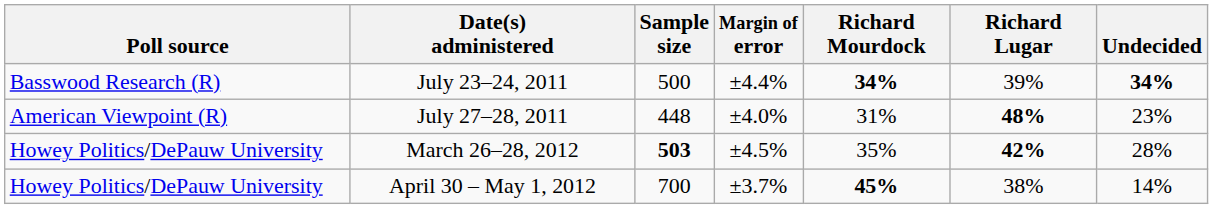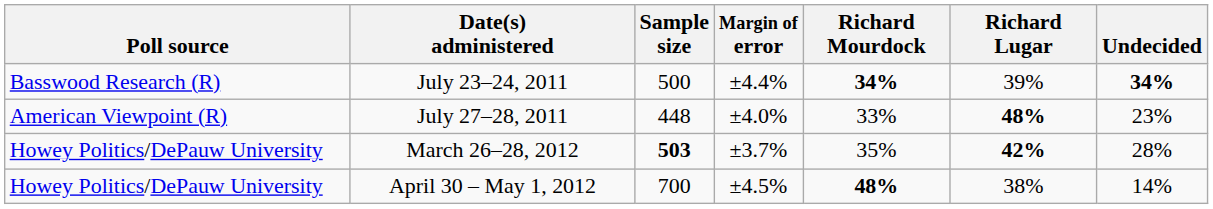(876, 116) 31% -> (876, 116) 33%
(758, 150) ±4.5% -> (758, 150) ±3.7%
(758, 185) ±3.7% -> (758, 185) ±4.5%
(876, 185) 45% -> (876, 185) 48%
